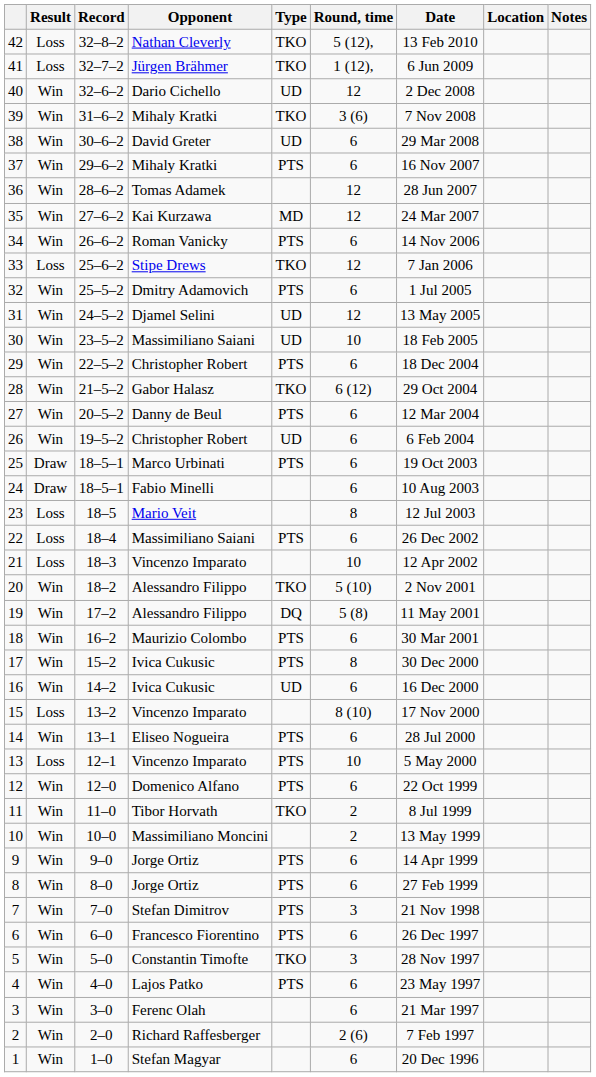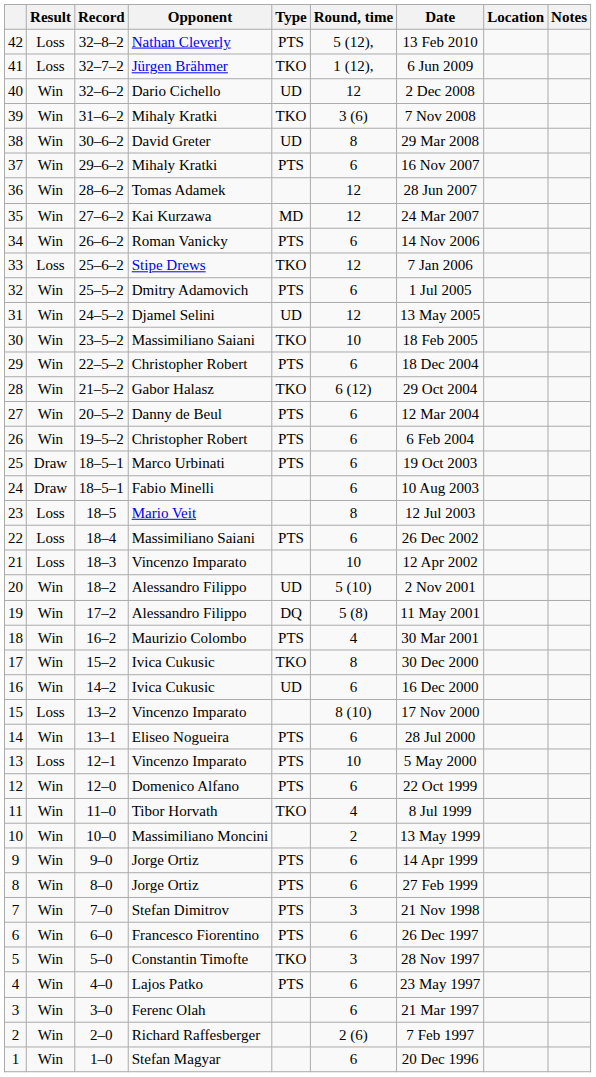(291, 41) TKO -> (291, 41) PTS
(353, 141) 6 -> (353, 141) 8
(291, 339) UD -> (291, 339) TKO
(291, 438) UD -> (291, 438) PTS
(291, 587) TKO -> (291, 587) UD
(353, 637) 6 -> (353, 637) 4
(291, 662) PTS -> (291, 662) TKO
(353, 811) 2 -> (353, 811) 4
